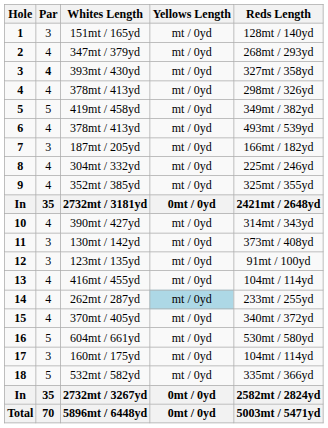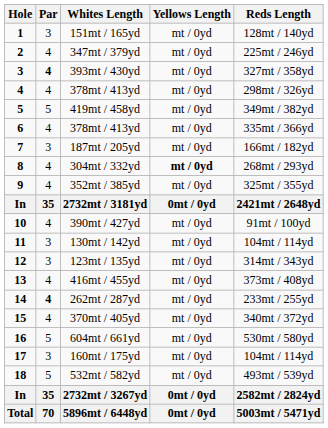(278, 52) 268mt / 293yd -> (278, 52) 225mt / 246yd
(278, 128) 493mt / 539yd -> (278, 128) 335mt / 366yd
(192, 166) normal -> (192, 166) bold
(278, 166) 225mt / 246yd -> (278, 166) 268mt / 293yd
(278, 223) 314mt / 343yd -> (278, 223) 91mt / 100yd
(278, 242) 373mt / 408yd -> (278, 242) 104mt / 114yd
(278, 261) 91mt / 100yd -> (278, 261) 314mt / 343yd
(278, 280) 104mt / 114yd -> (278, 280) 373mt / 408yd
(48, 299) normal -> (48, 299) bold
(192, 299) lightblue background -> (192, 299) no background
(278, 375) 335mt / 366yd -> (278, 375) 493mt / 539yd
